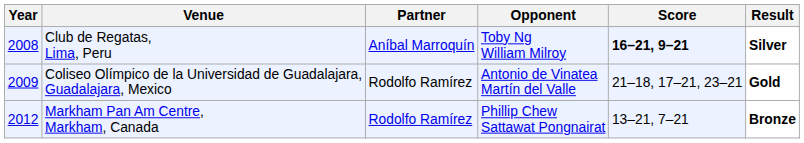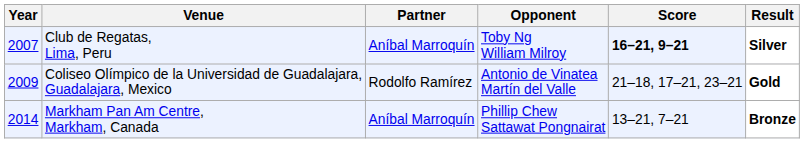(23, 45) 2008 -> (23, 45) 2007
(23, 120) 2012 -> (23, 120) 2014
(420, 120) Rodolfo Ramírez -> (422, 120) Aníbal Marroquín
